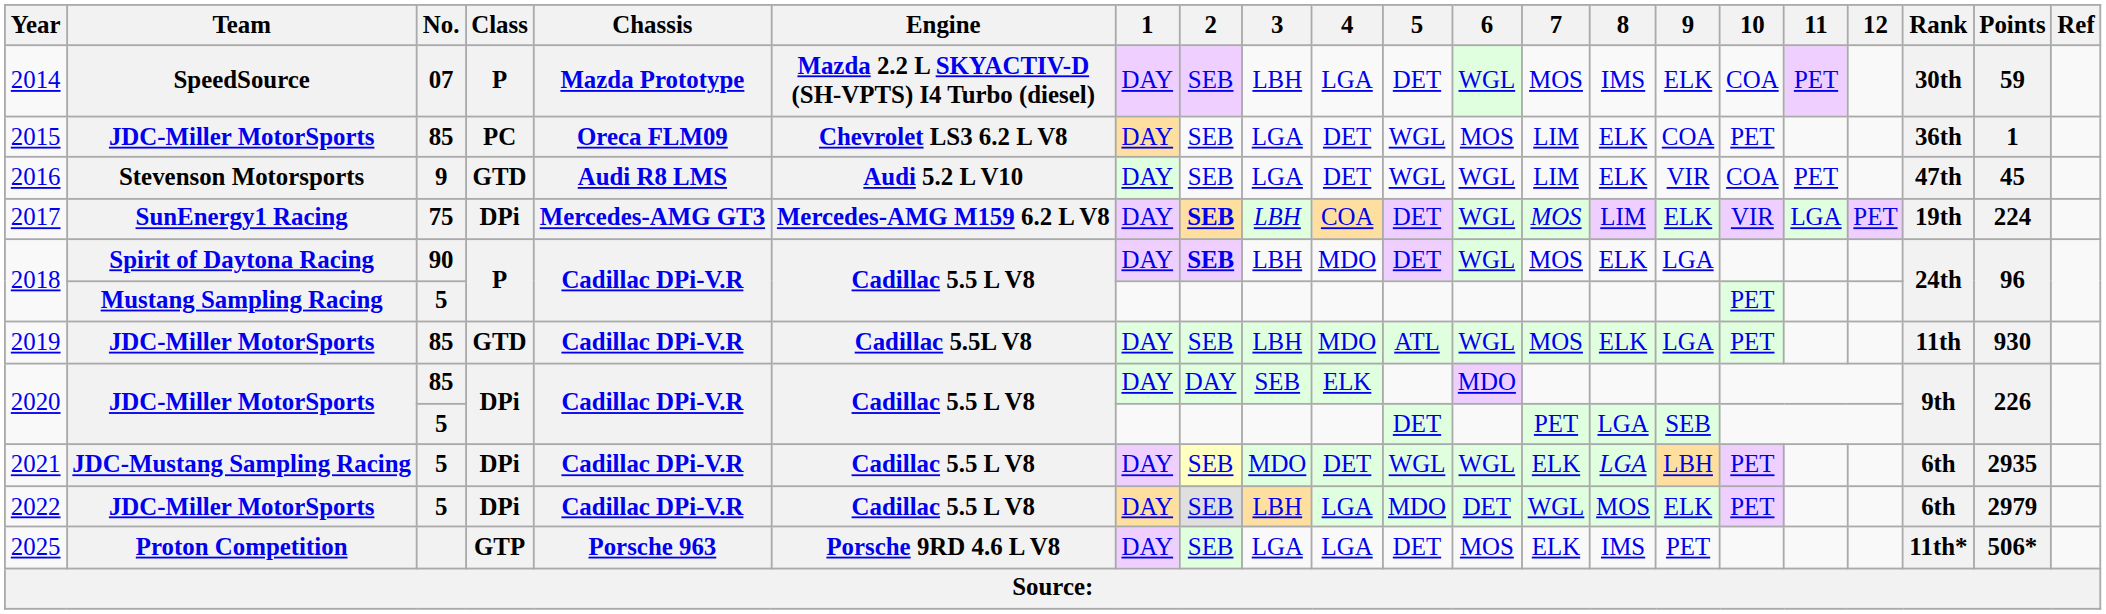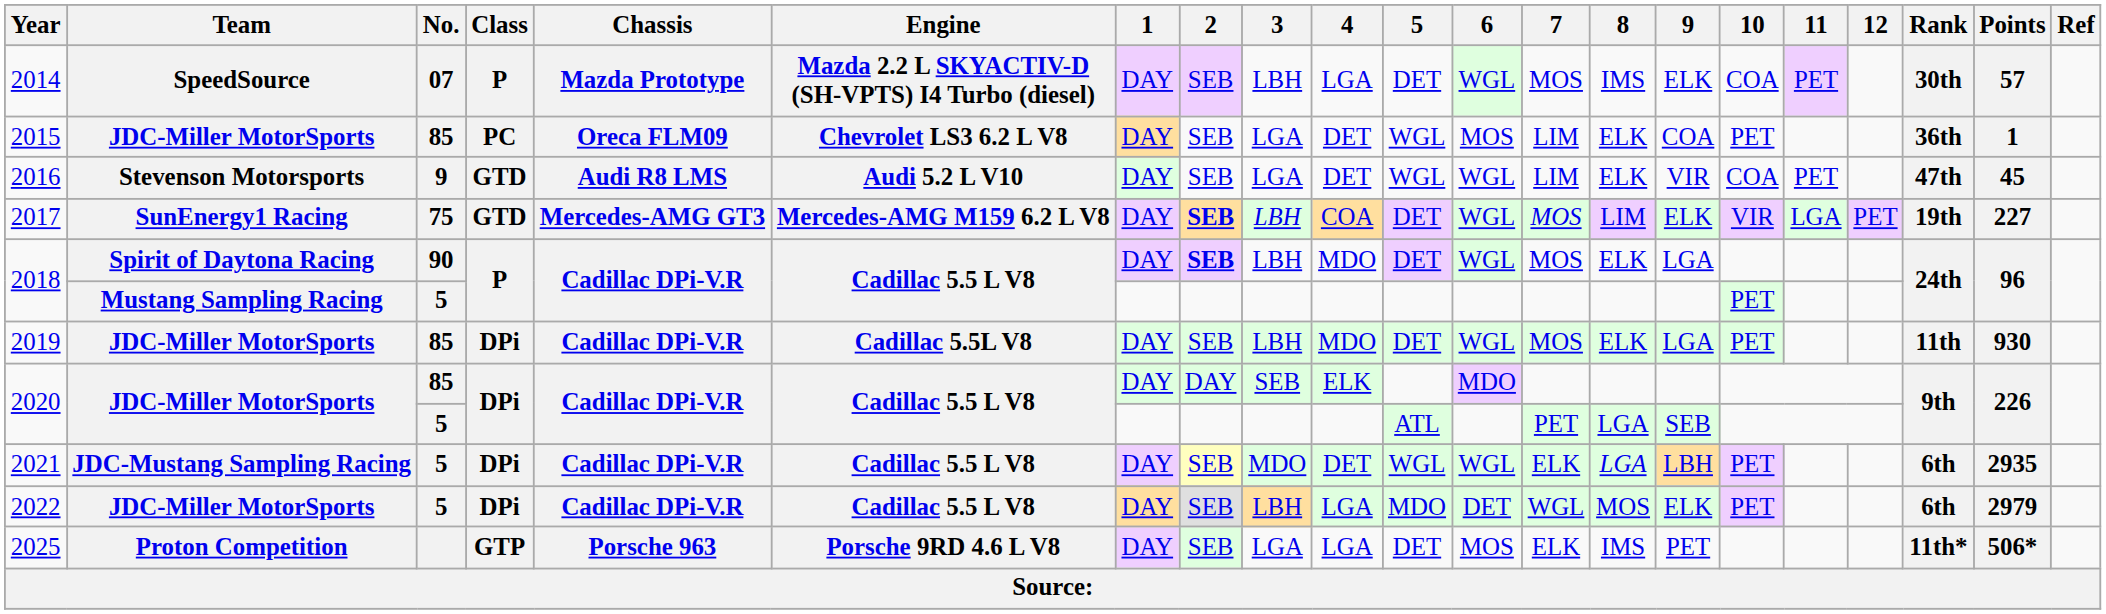(2012, 80) 59 -> (2012, 80) 57
(500, 218) DPi -> (500, 218) GTD
(2012, 218) 224 -> (2012, 218) 227
(500, 341) GTD -> (500, 341) DPi
(1417, 341) ATL -> (1417, 341) DET
(1417, 423) DET -> (1417, 423) ATL
